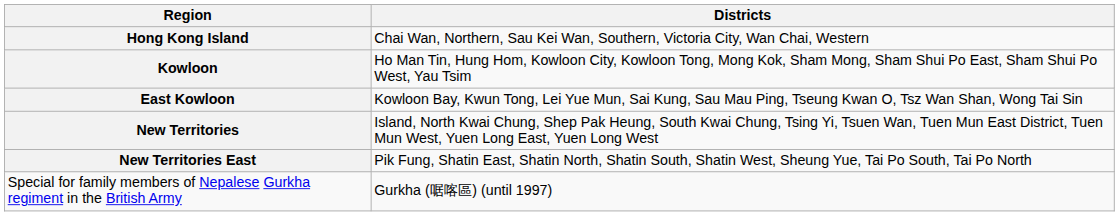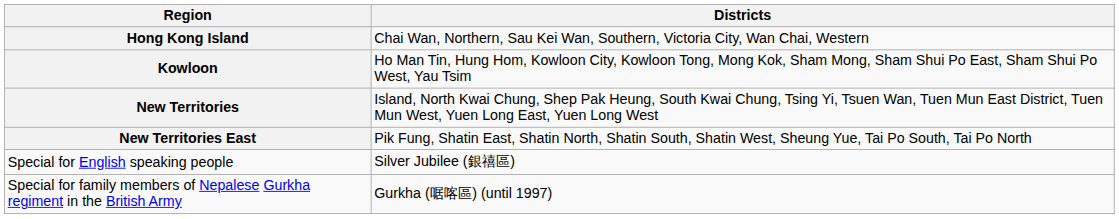- row: (188, 99)
+ row: (121, 162)
